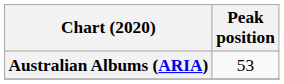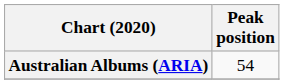(245, 65) 53 -> (245, 65) 54
